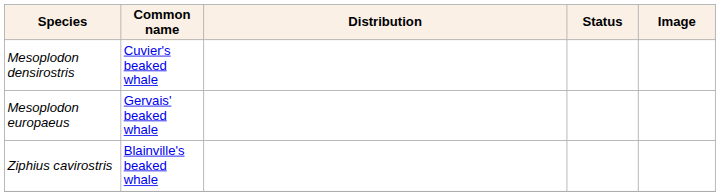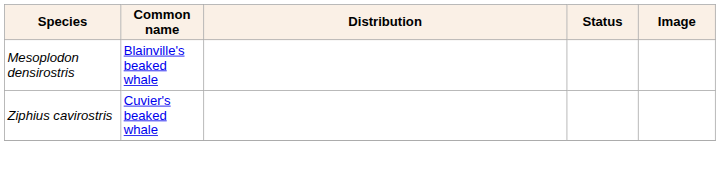(147, 65) Cuvier's beaked whale -> (154, 65) Blainville's beaked whale
- row: (43, 115)
(154, 165) Blainville's beaked whale -> (147, 115) Cuvier's beaked whale
